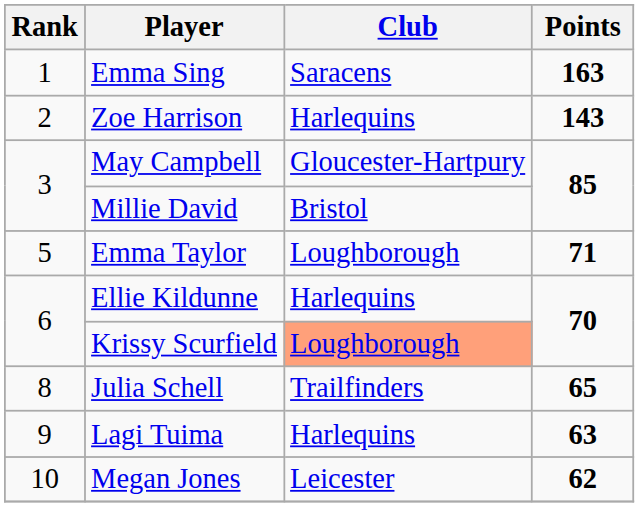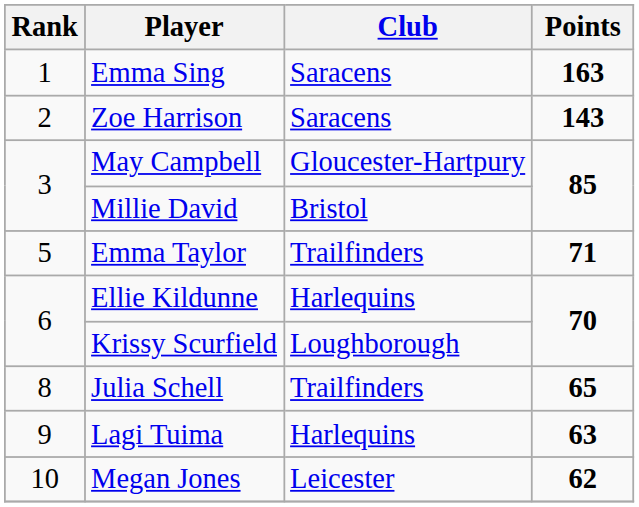(353, 117) Harlequins -> (341, 117) Saracens
(375, 252) Loughborough -> (357, 252) Trailfinders
(375, 343) lightsalmon background -> (375, 343) no background
